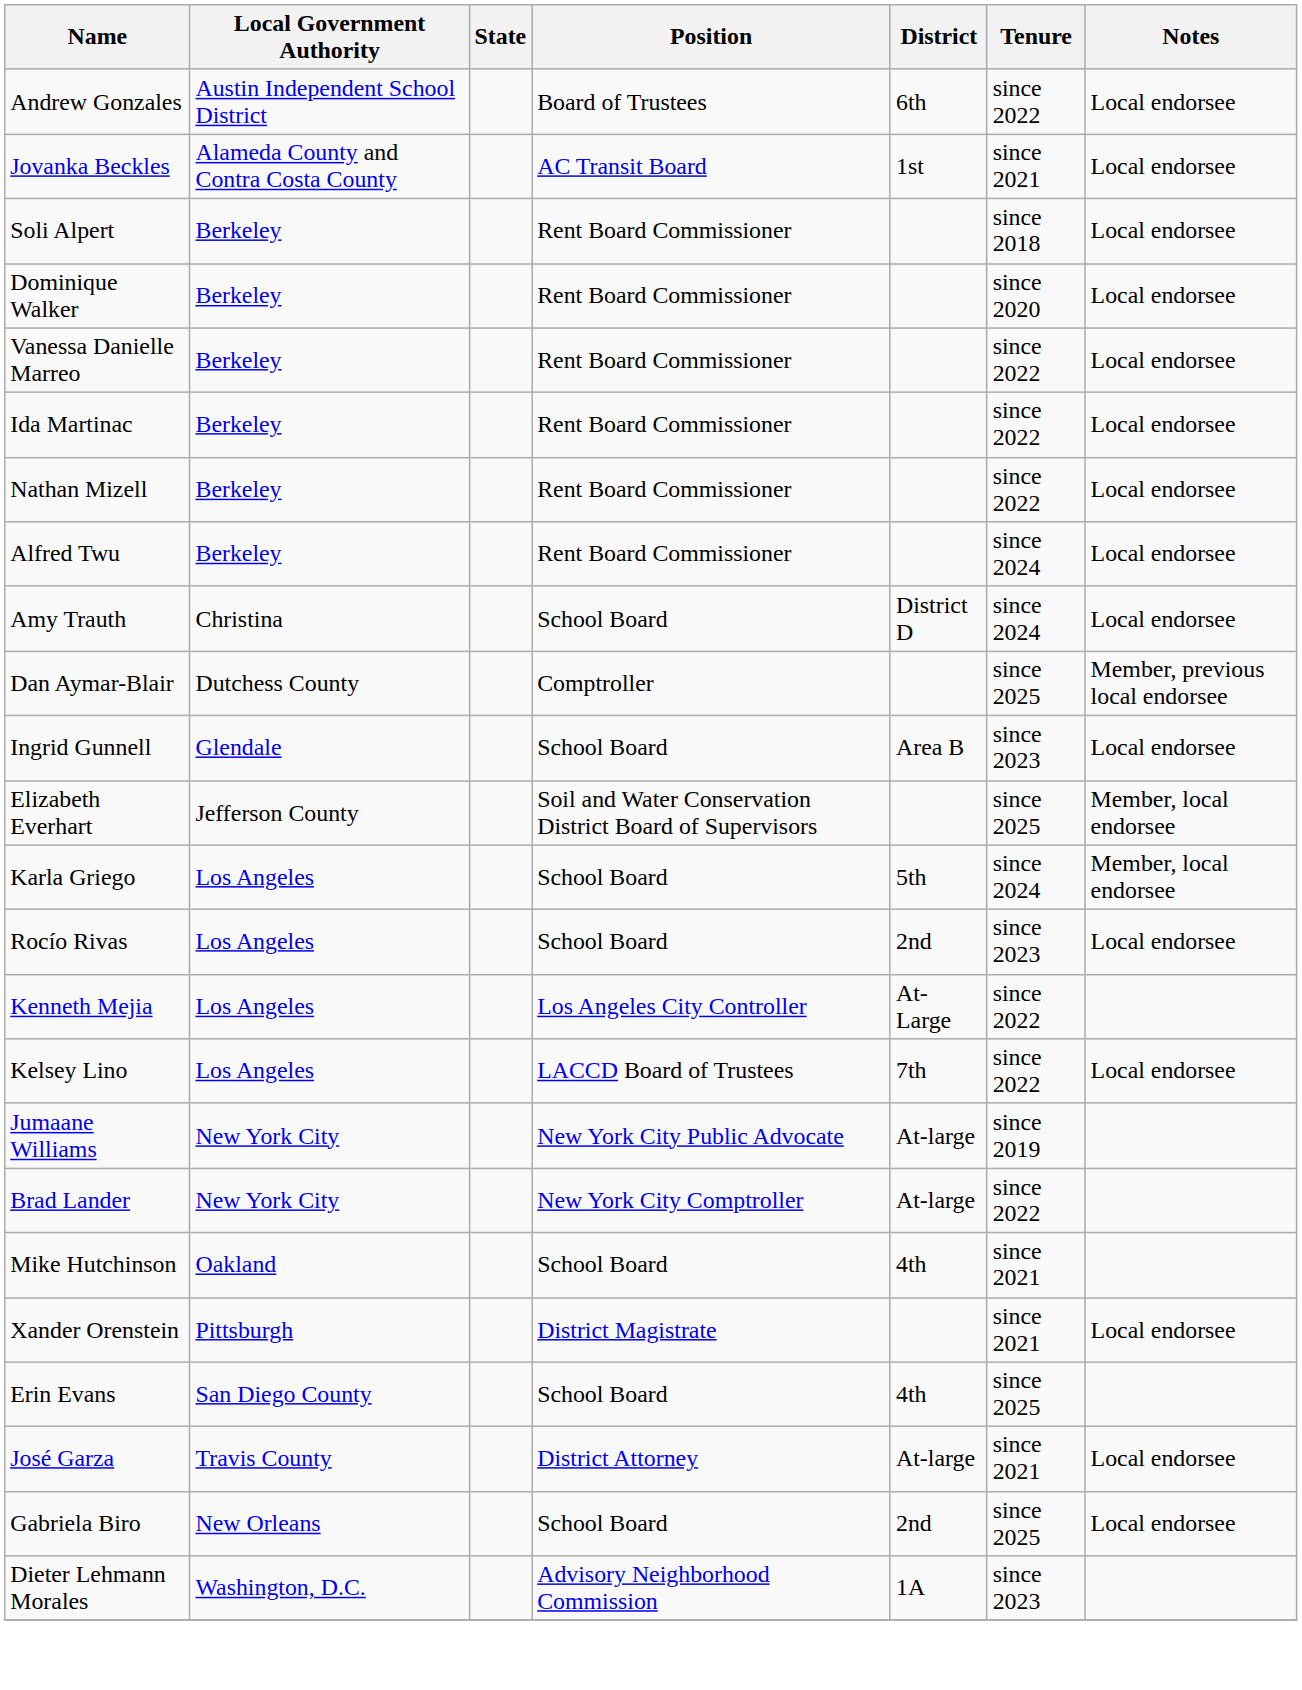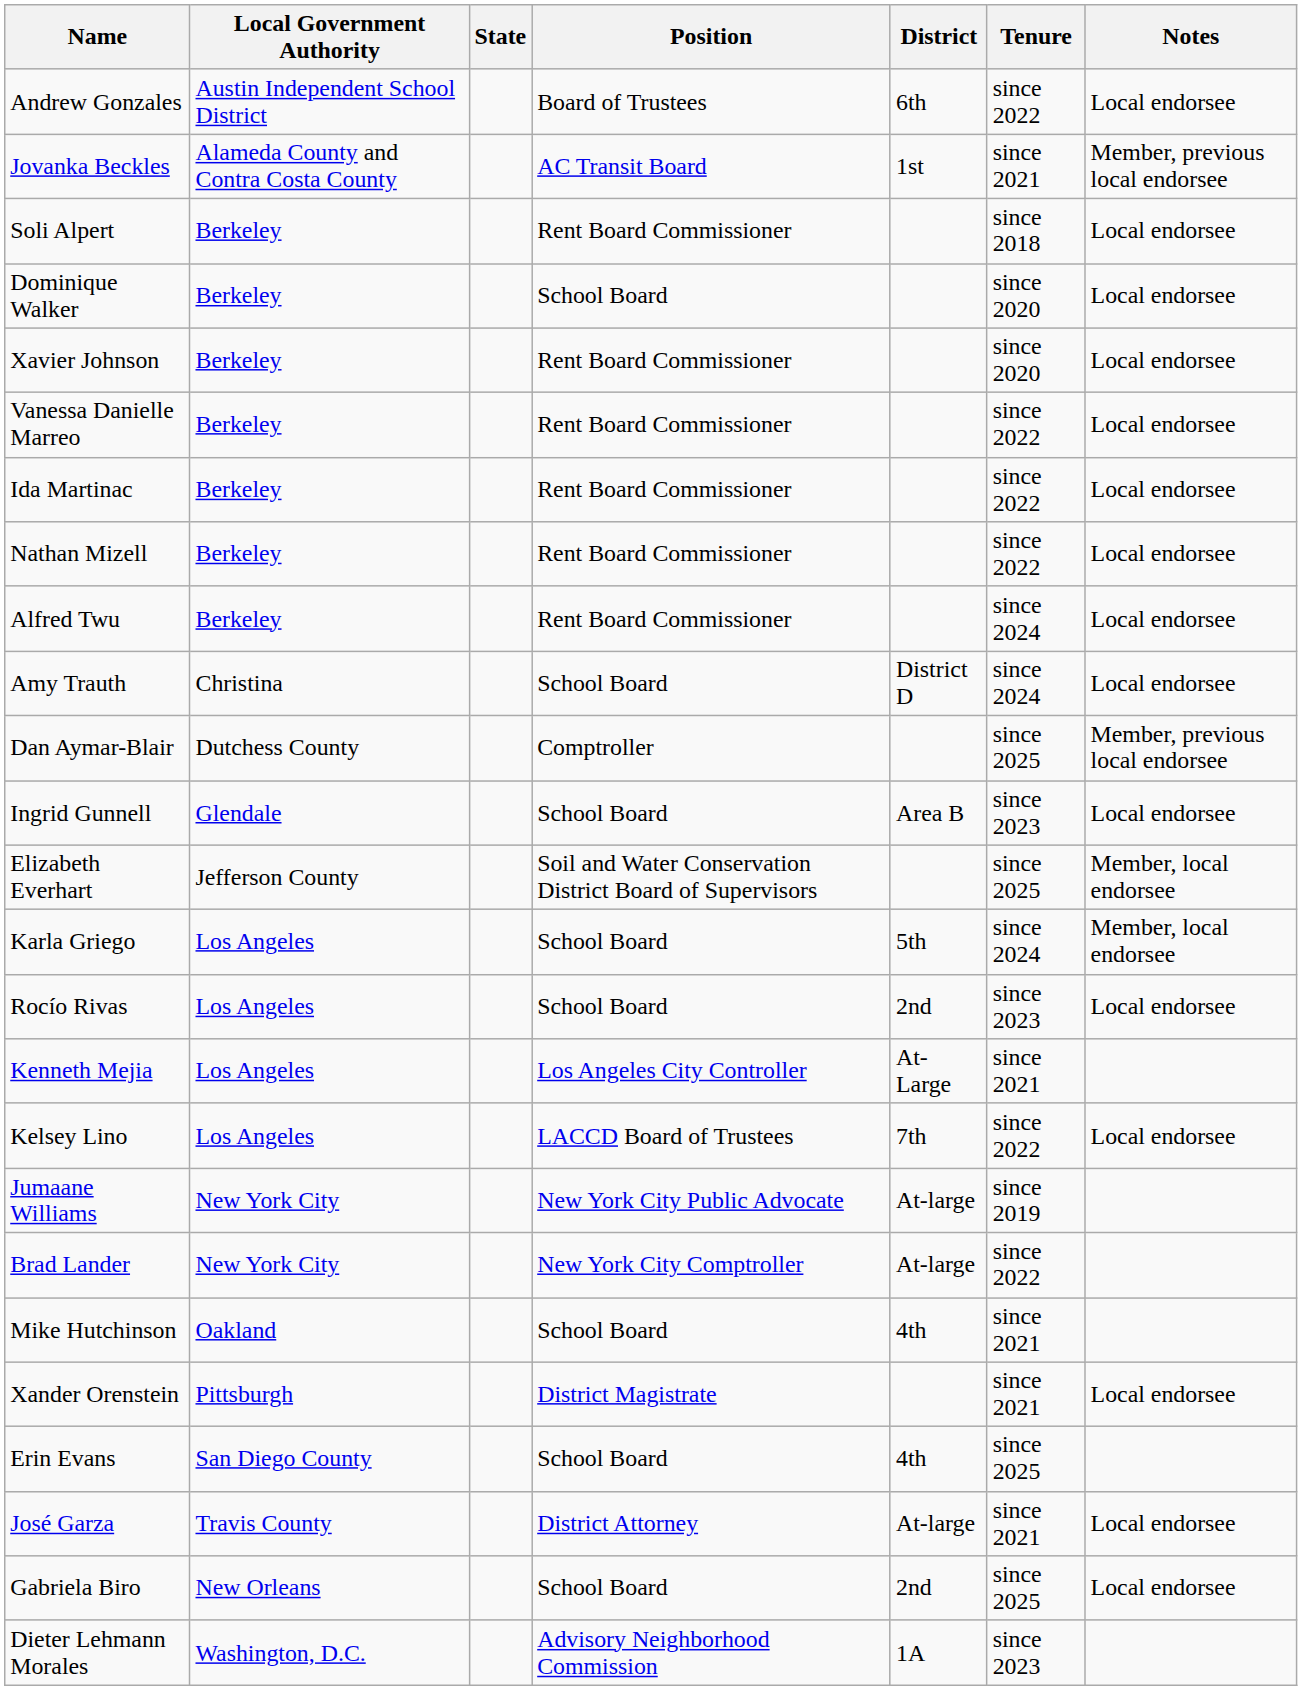(1163, 166) Local endorsee -> (1178, 166) Member, previous local endorsee
(664, 295) Rent Board Commissioner -> (602, 295) School Board
+ row: (85, 359)
(1017, 1006) since 2022 -> (1017, 1070) since 2021
